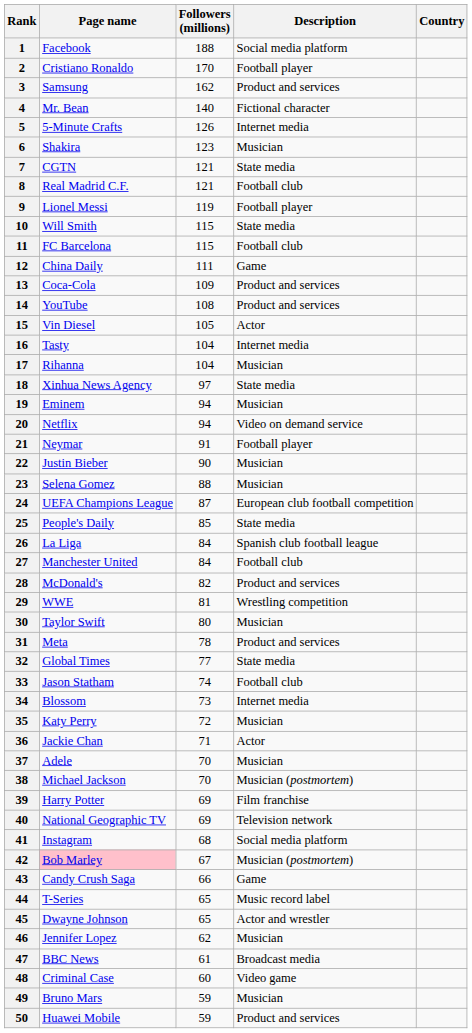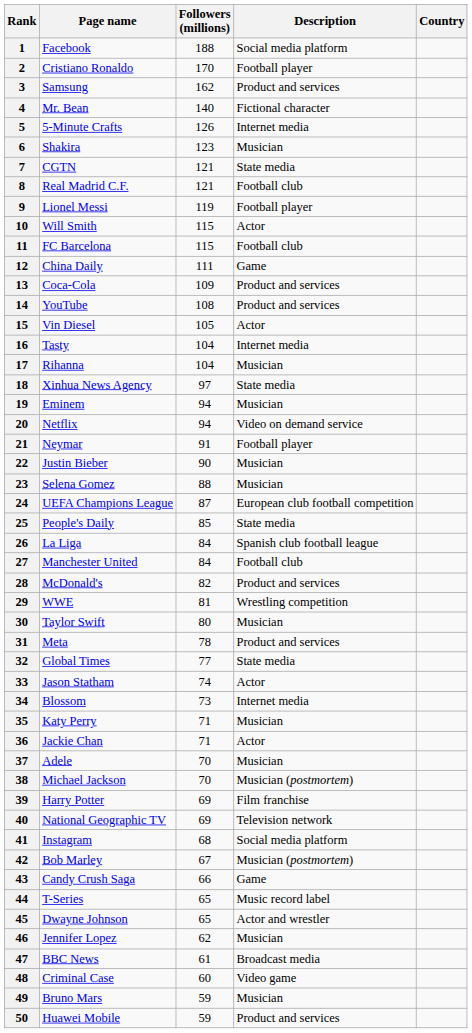(266, 226) State media -> (251, 226) Actor
(270, 681) Football club -> (251, 681) Actor
(205, 721) 72 -> (205, 721) 71
(72, 859) pink background -> (72, 859) no background
